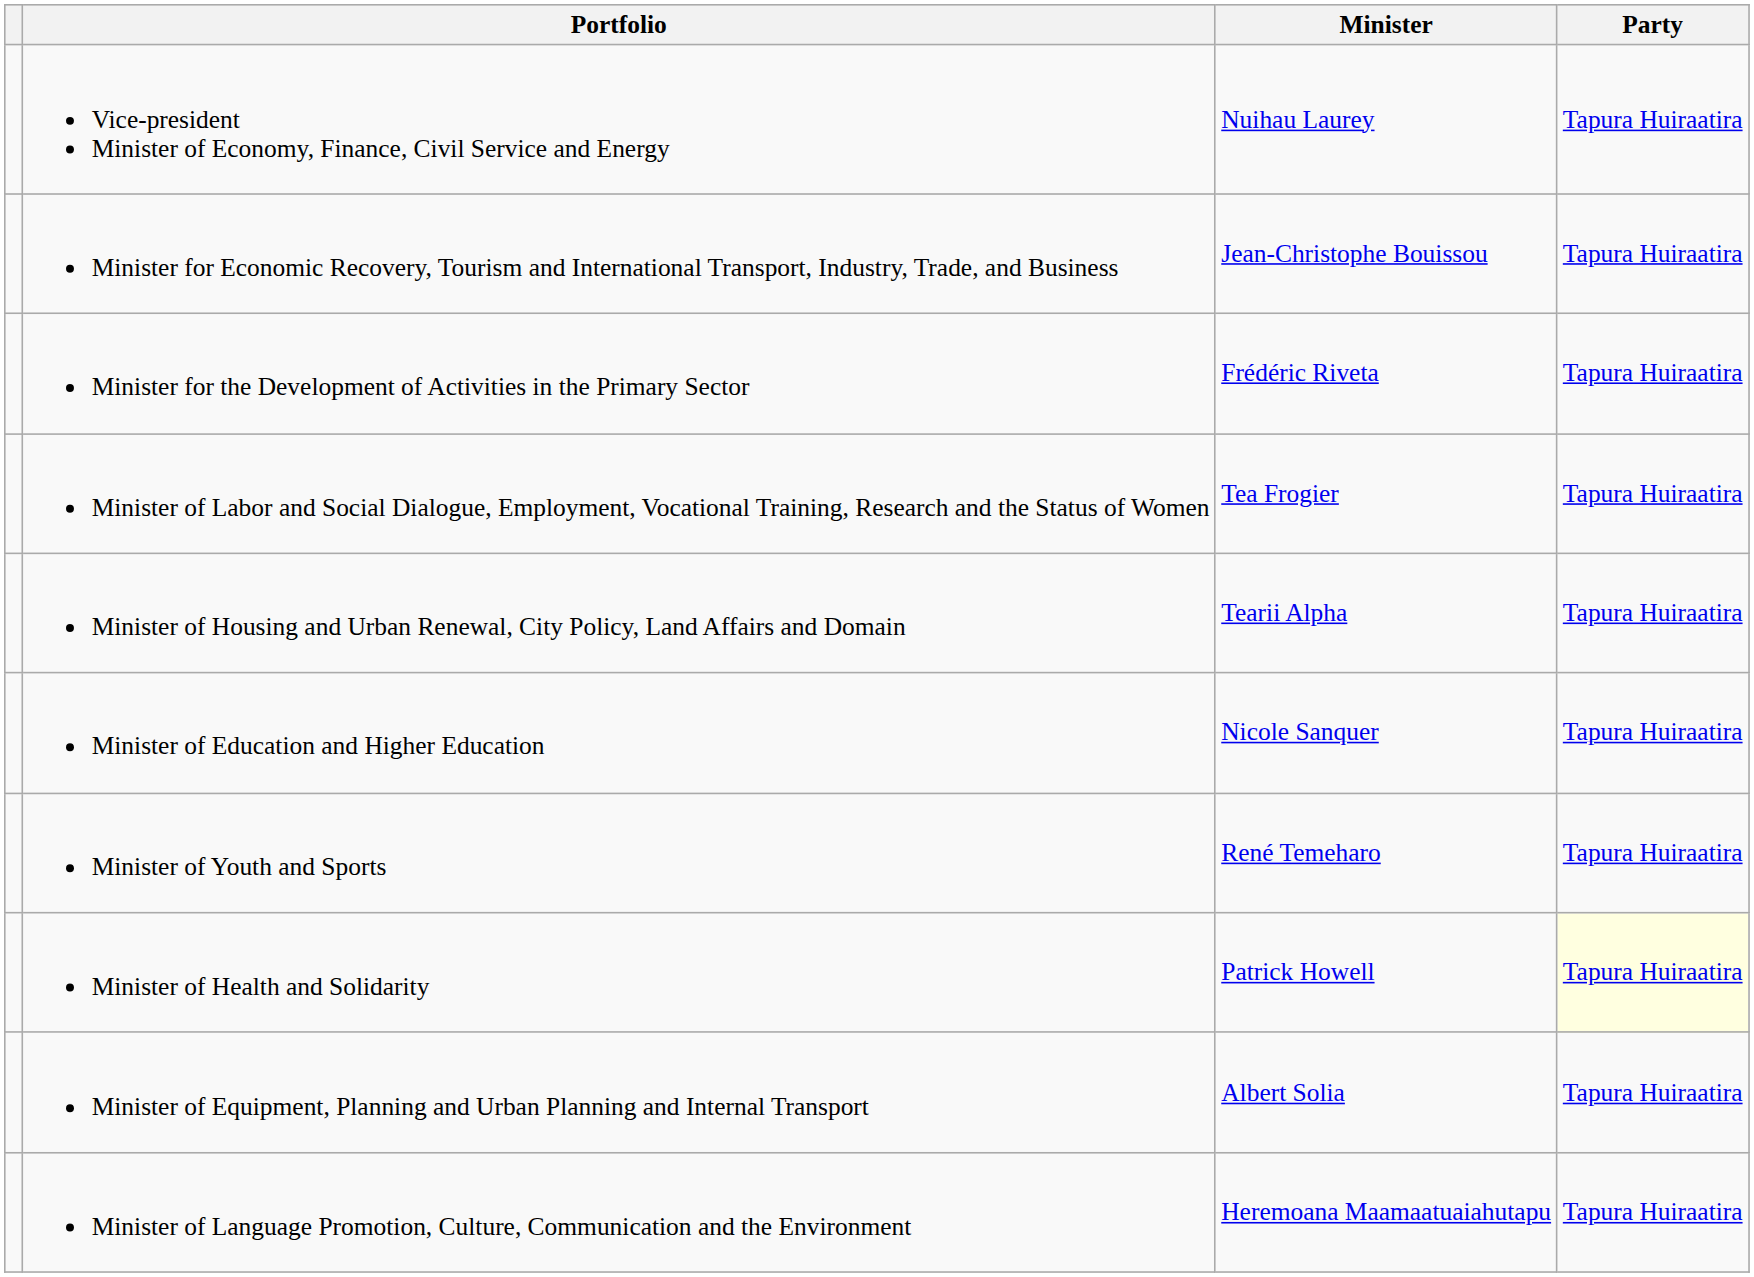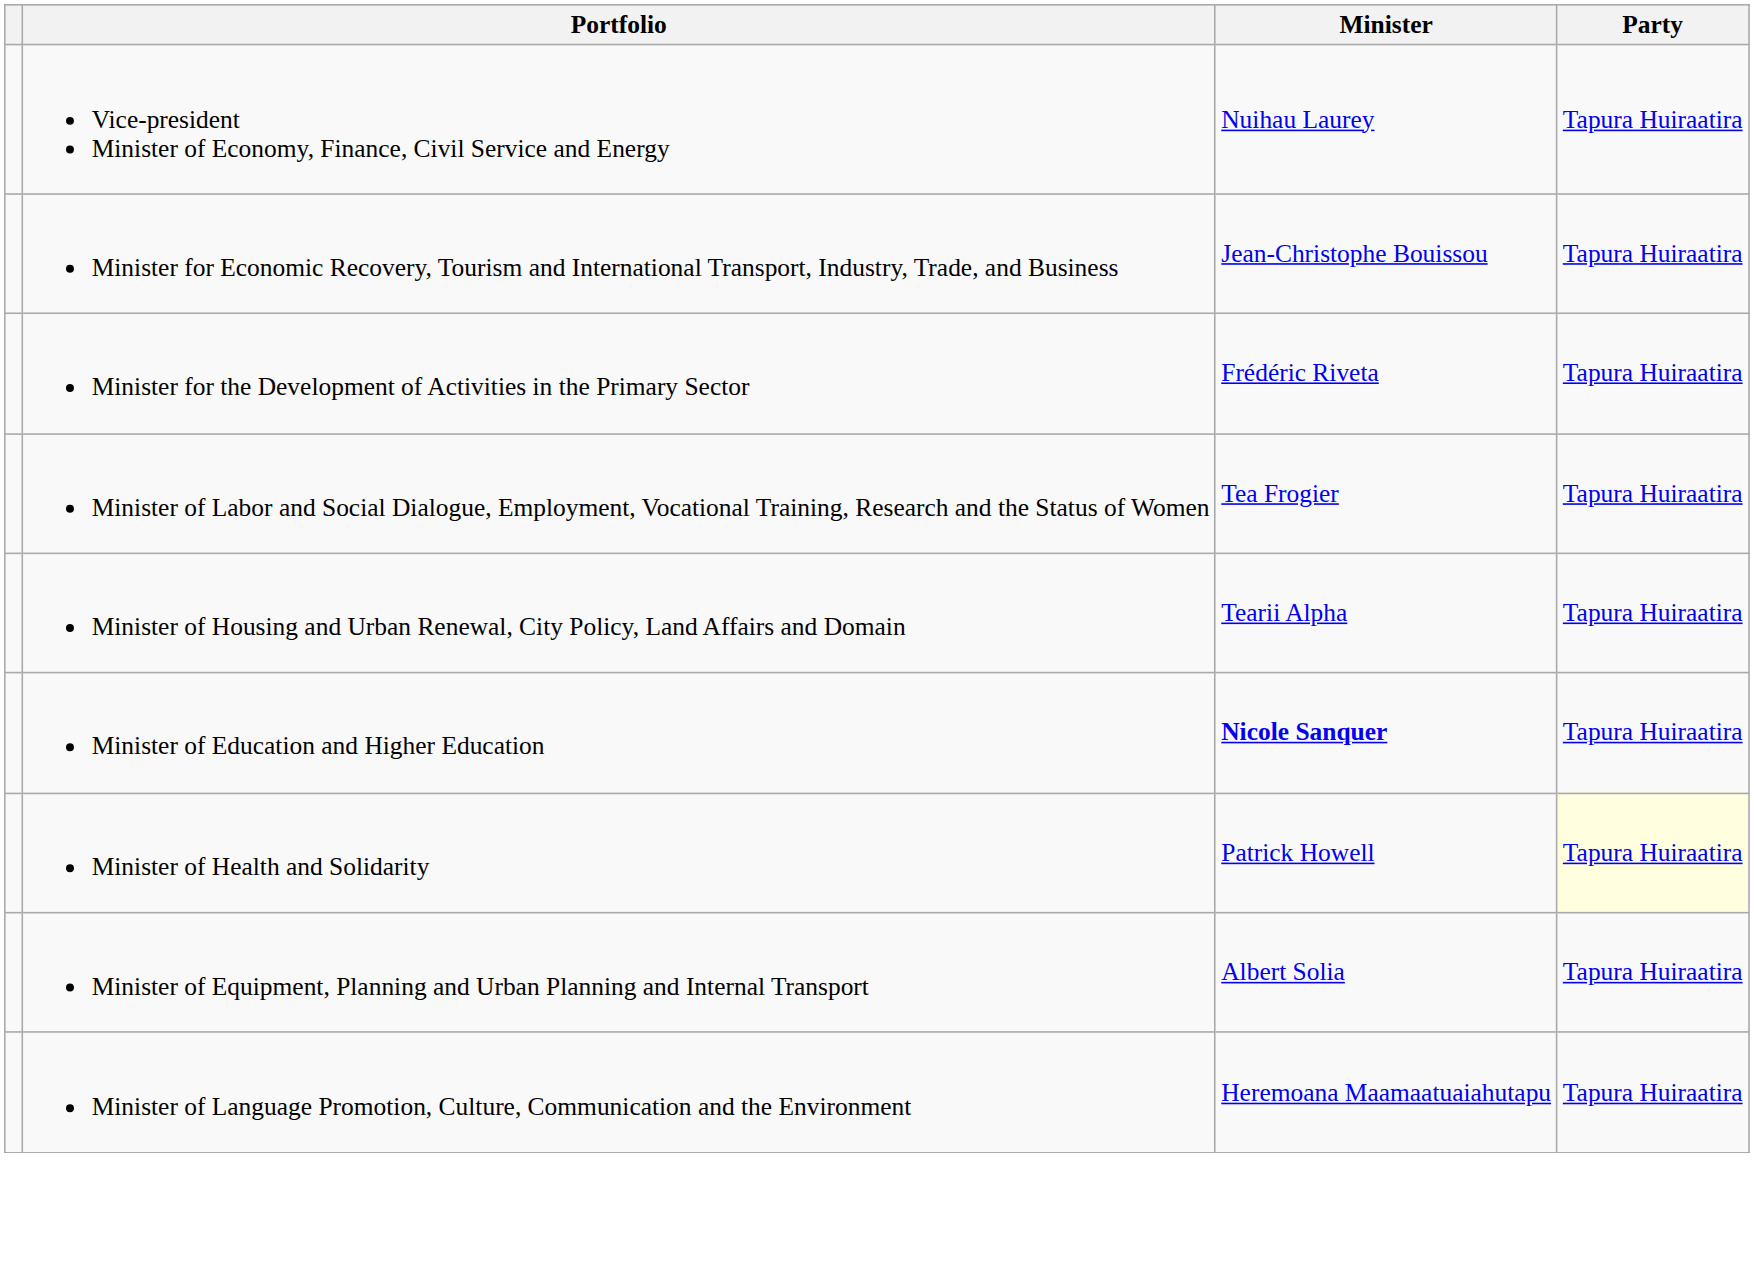(1300, 732) normal -> (1304, 732) bold
- row: (619, 867)
